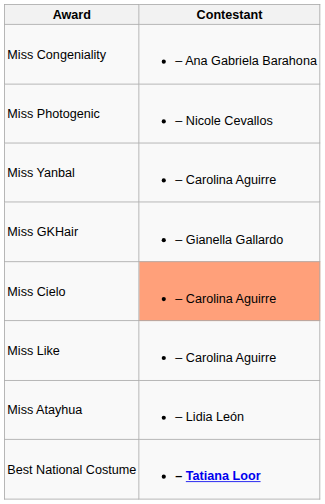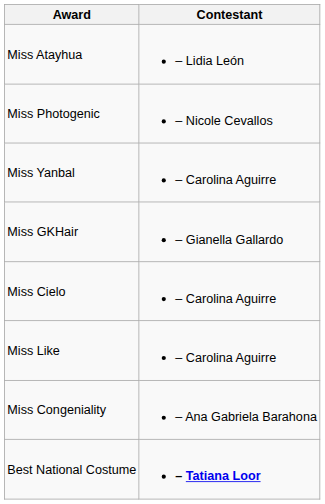rows swapped: (57, 54) <-> (45, 410)
(230, 298) lightsalmon background -> (230, 298) no background
